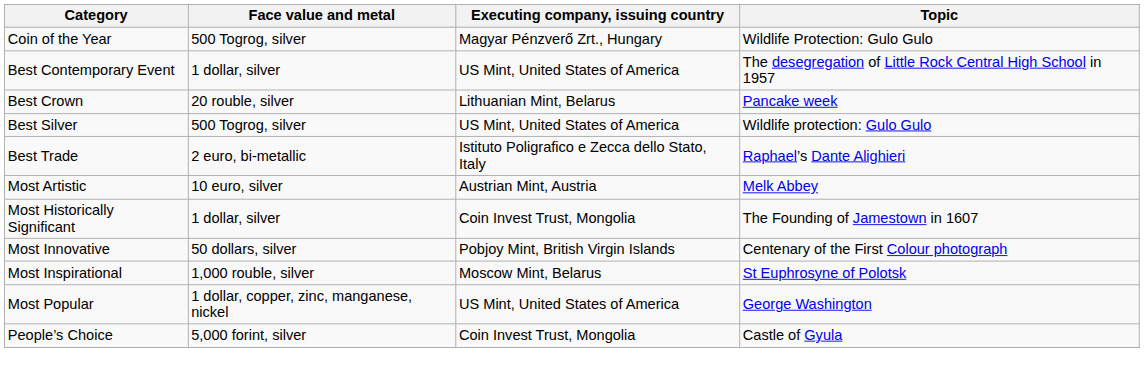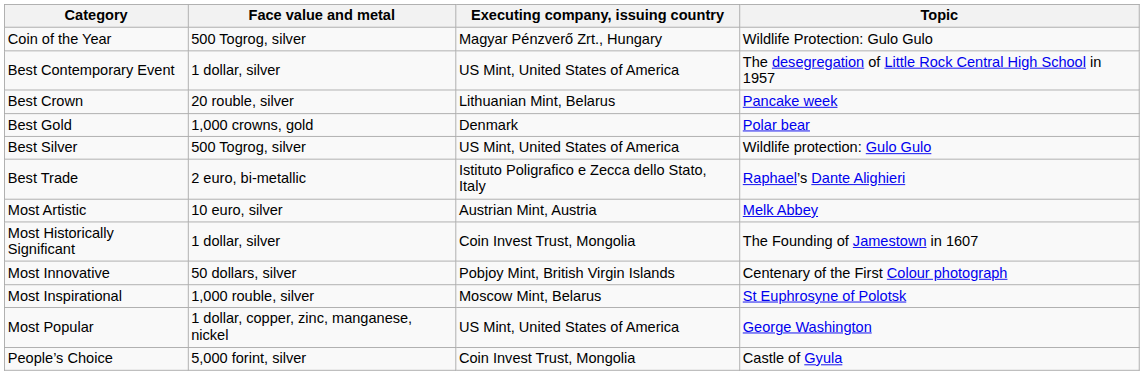+ row: (40, 124)
